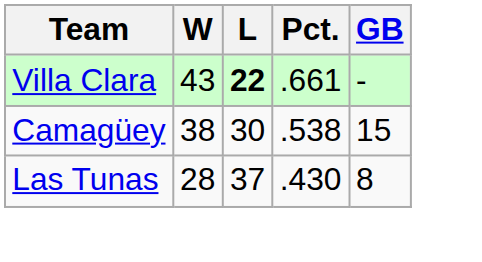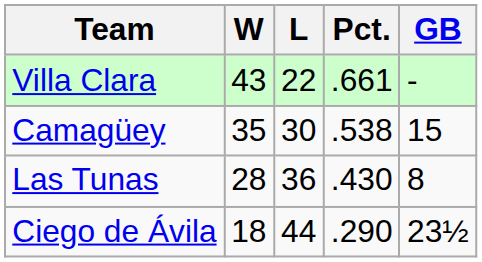(248, 79) bold -> (299, 79) normal
(198, 130) 38 -> (249, 130) 35
(248, 180) 37 -> (299, 180) 36
+ row: (114, 230)
